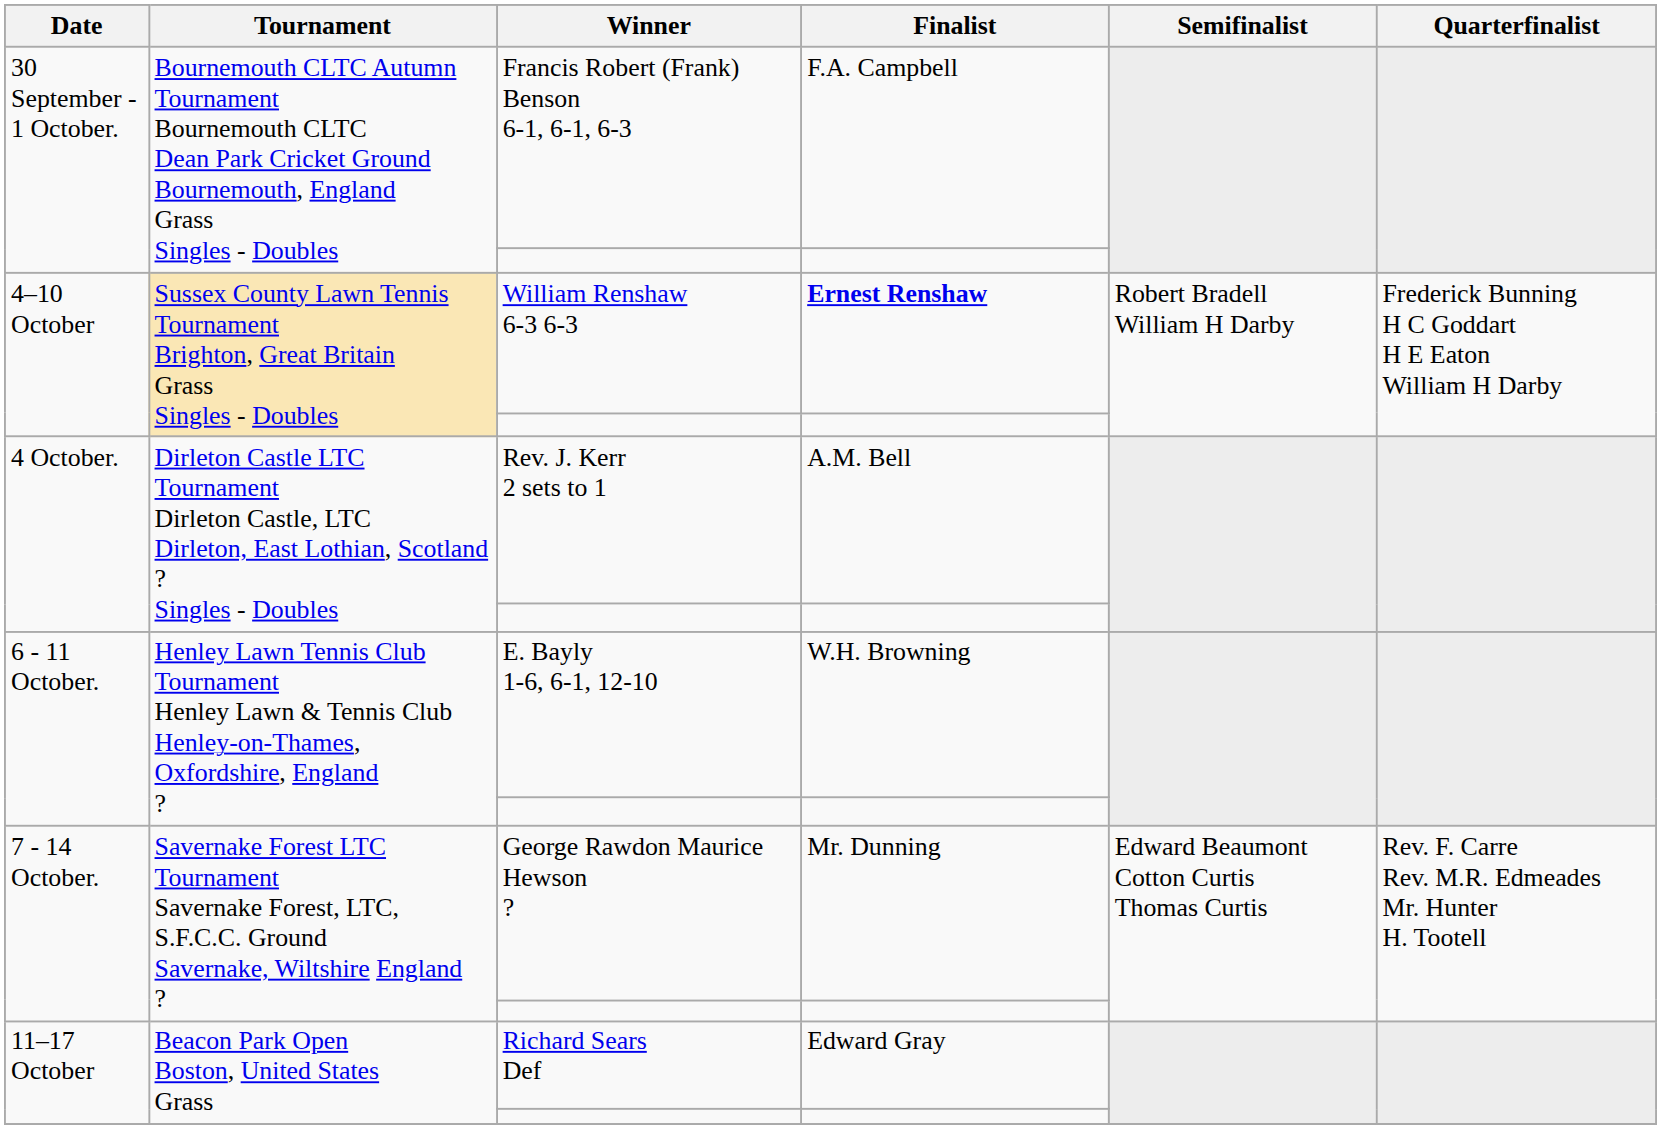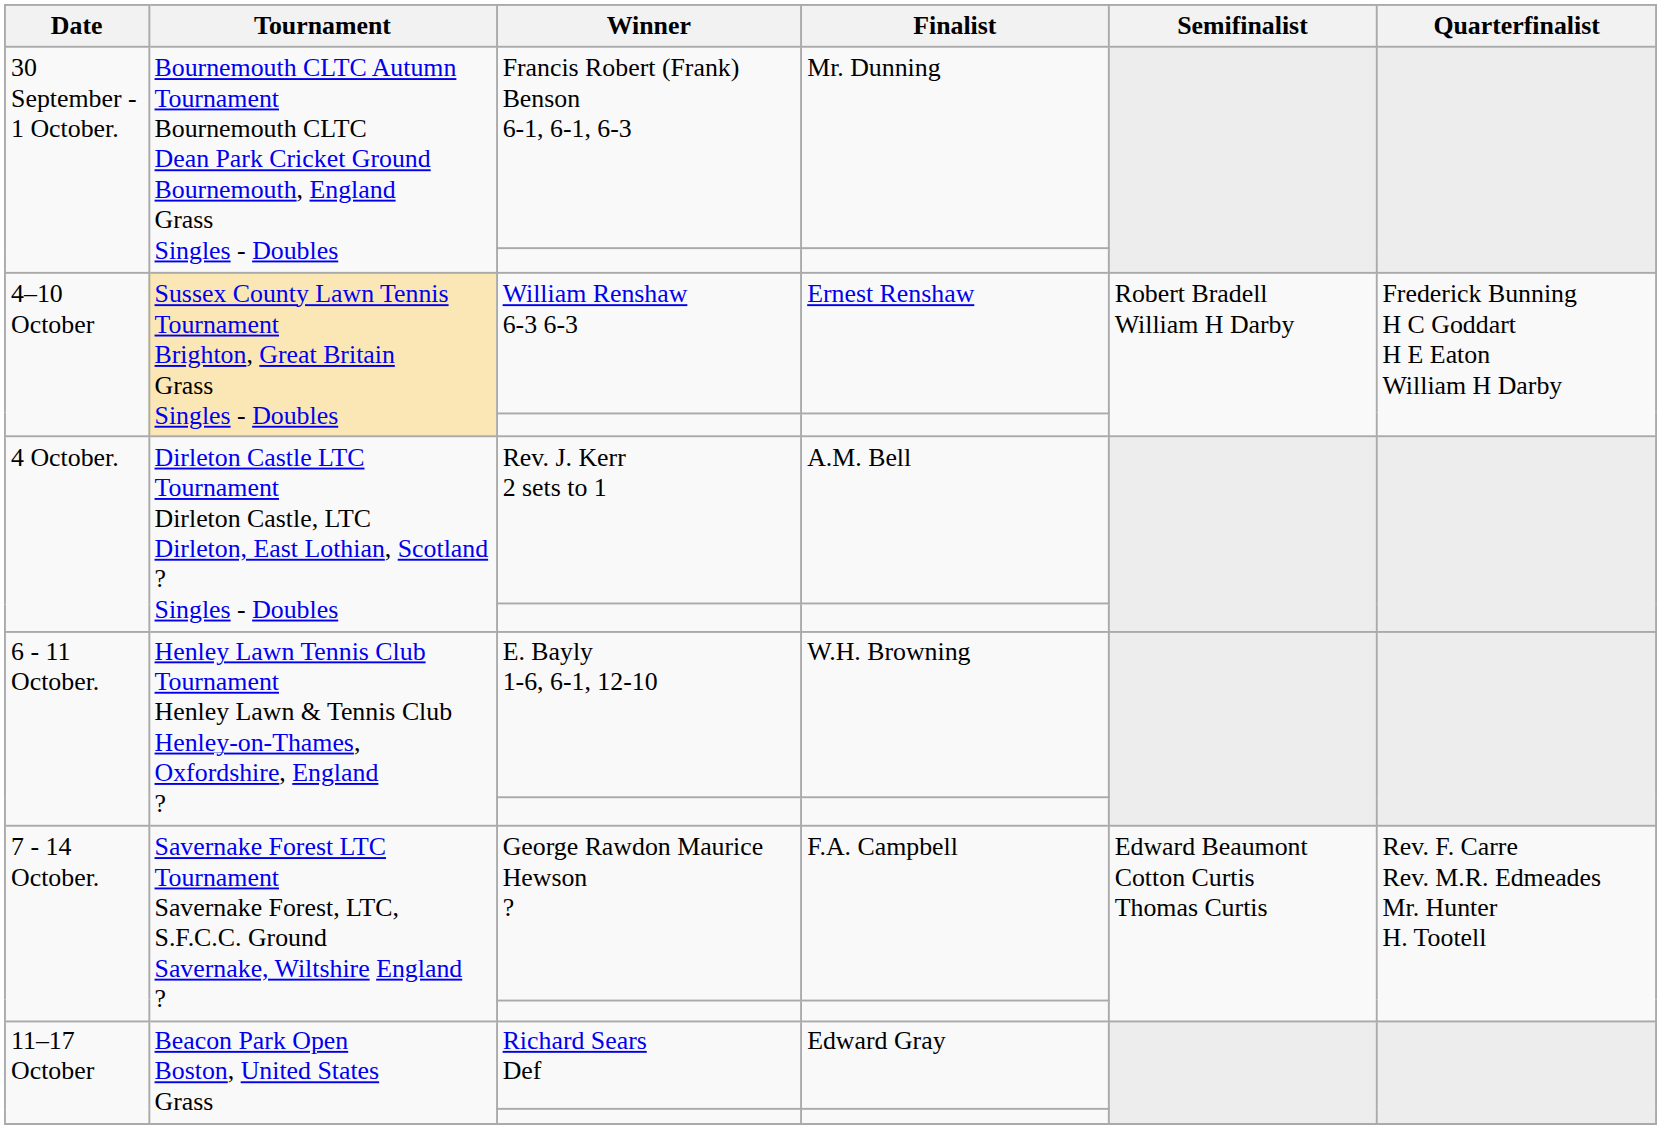(883, 68) F.A. Campbell -> (874, 68) Mr. Dunning
(897, 293) bold -> (891, 293) normal
(874, 846) Mr. Dunning -> (883, 846) F.A. Campbell
